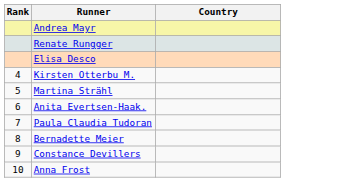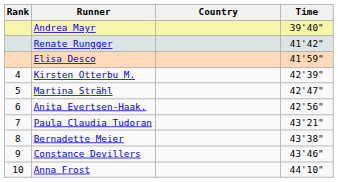+ column: (307, 12)
